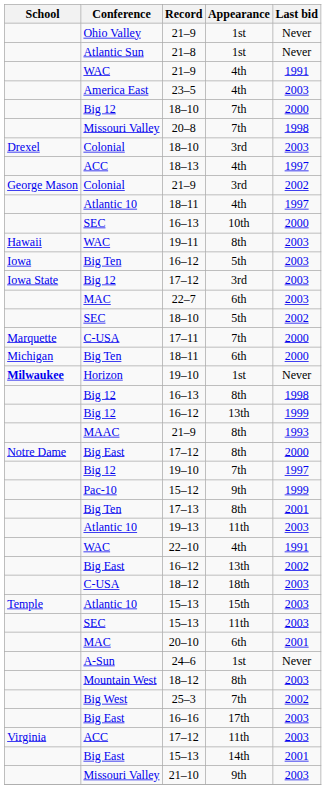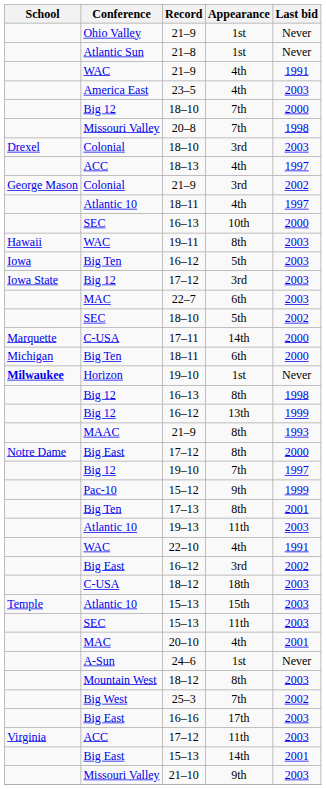(239, 337) 7th -> (239, 337) 14th
(239, 565) 13th -> (239, 565) 3rd
(239, 642) 6th -> (239, 642) 4th
